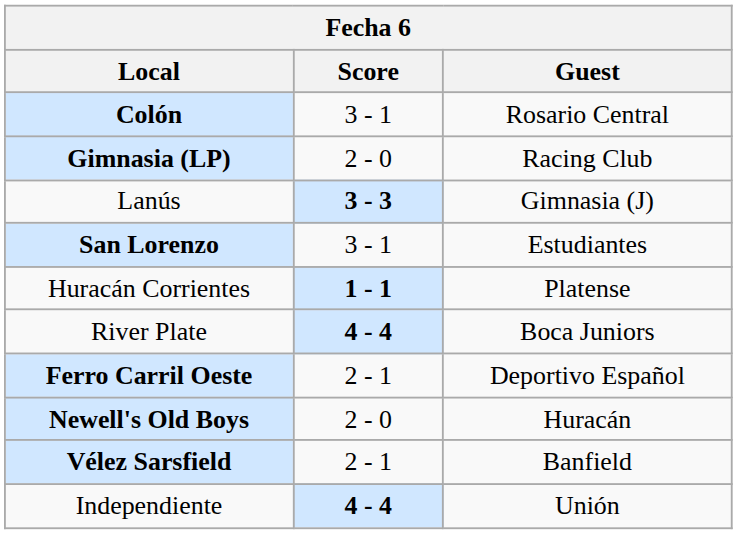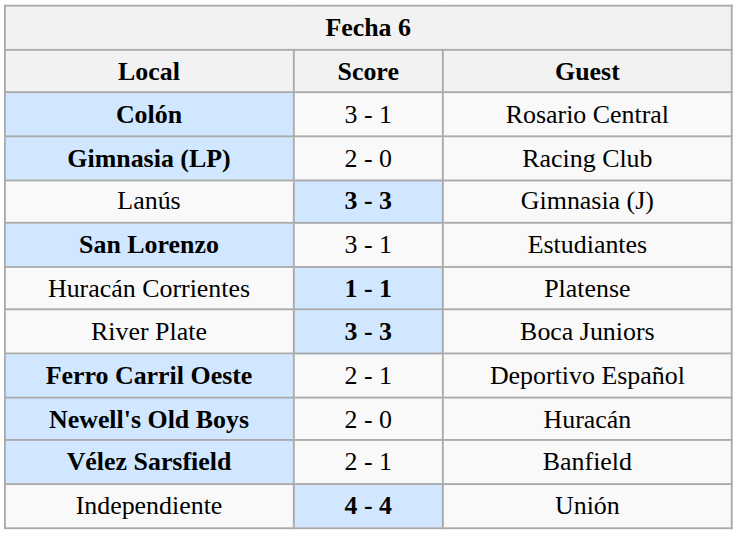(368, 331) 4 - 4 -> (368, 331) 3 - 3
